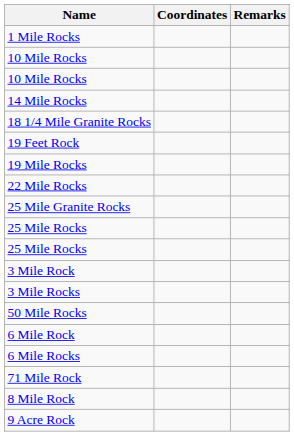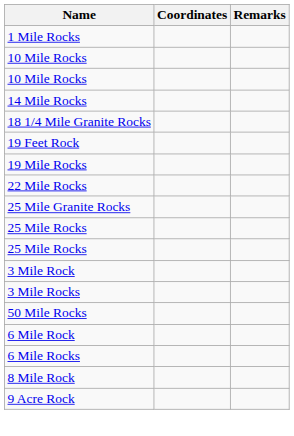- row: (44, 377)
